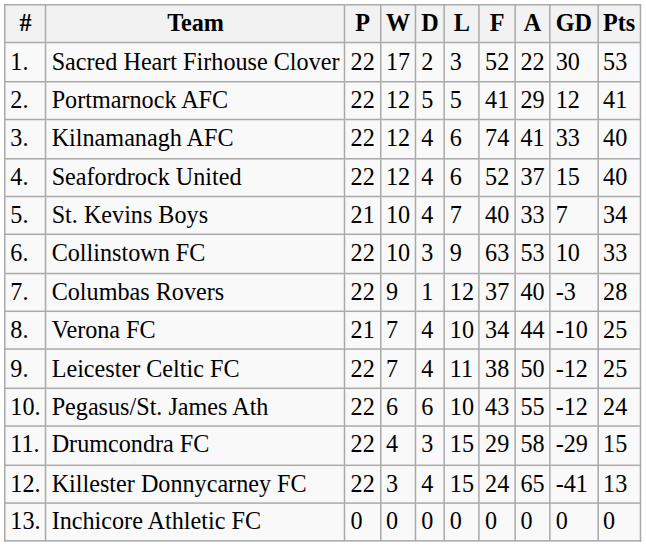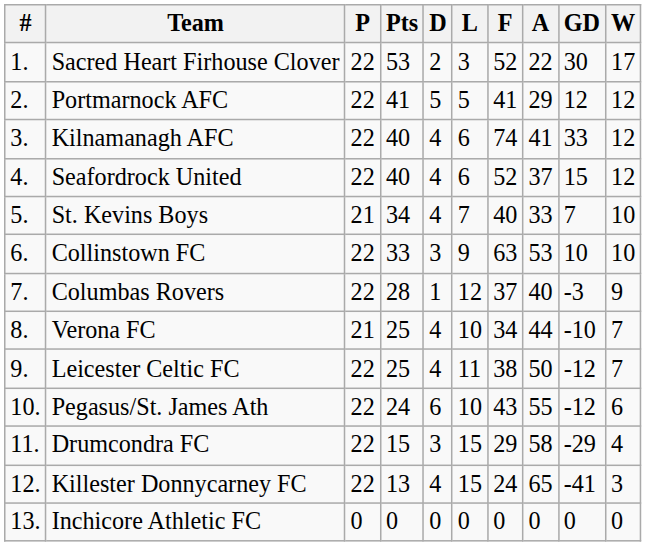columns swapped: (398, 23) <-> (619, 23)
